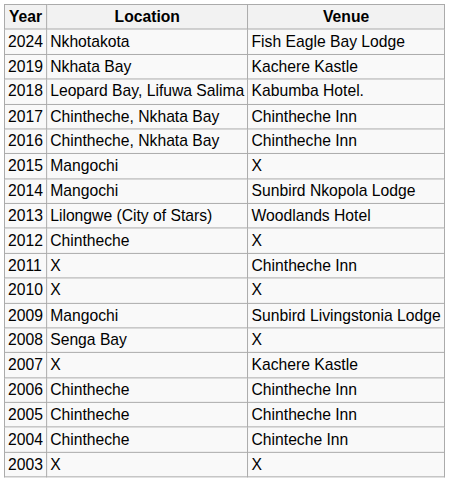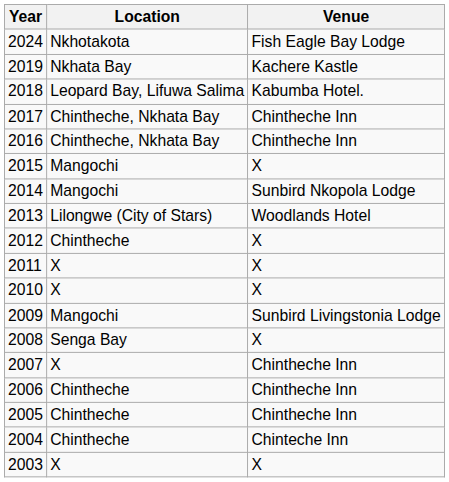(304, 265) Chintheche Inn -> (257, 265) X
(305, 365) Kachere Kastle -> (304, 365) Chintheche Inn
